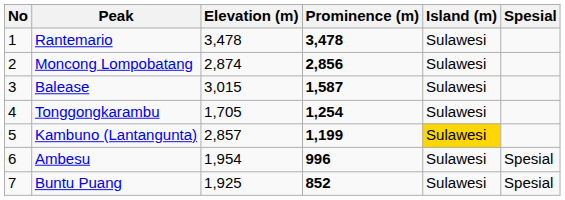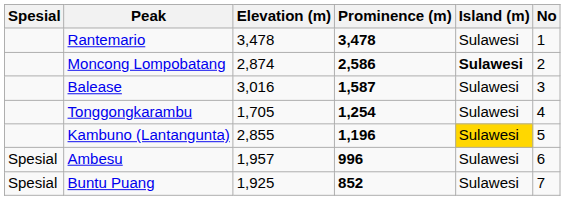columns swapped: (18, 16) <-> (530, 16)
(324, 64) 2,856 -> (357, 64) 2,586
(456, 64) normal -> (491, 64) bold
(223, 87) 3,015 -> (256, 87) 3,016
(223, 135) 2,857 -> (256, 135) 2,855
(324, 135) 1,199 -> (357, 135) 1,196
(223, 159) 1,954 -> (256, 159) 1,957
